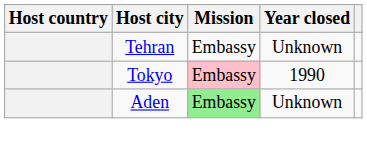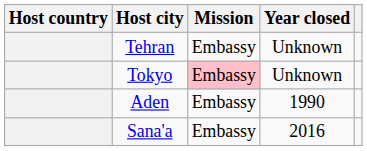(307, 74) 1990 -> (307, 74) Unknown
(224, 103) lightgreen background -> (224, 103) no background
(307, 103) Unknown -> (307, 103) 1990
+ row: (150, 131)
